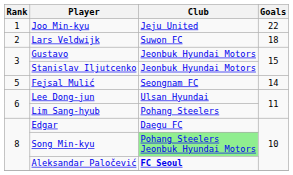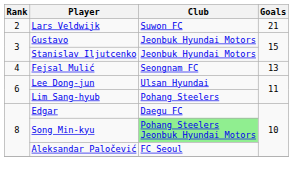- row: (60, 26)
(273, 40) 18 -> (273, 26) 21
(17, 82) 5 -> (17, 68) 4
(273, 82) 14 -> (273, 68) 13
(162, 163) bold -> (162, 149) normal
